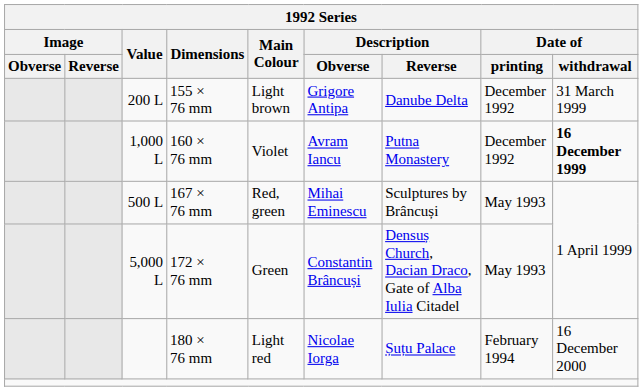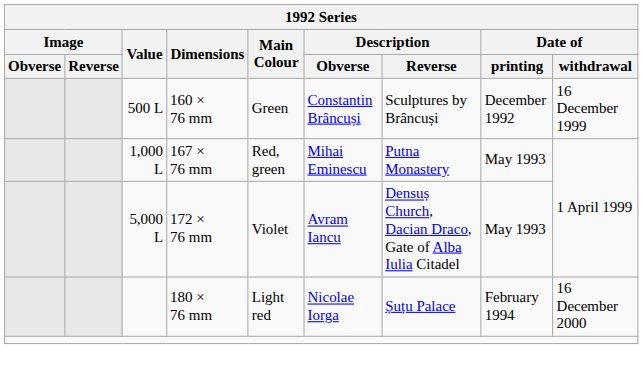- row: (191, 100)
(146, 151) 1,000 L -> (145, 109) 500 L
(270, 151) Violet -> (270, 109) Green
(328, 151) Avram Iancu -> (340, 109) Constantin Brâncuși
(417, 151) Putna Monastery -> (426, 109) Sculptures by Brâncuși
(589, 151) bold -> (587, 109) normal
(145, 202) 500 L -> (146, 160) 1,000 L
(426, 202) Sculptures by Brâncuși -> (417, 160) Putna Monastery
(270, 271) Green -> (270, 229) Violet
(340, 271) Constantin Brâncuși -> (328, 229) Avram Iancu
